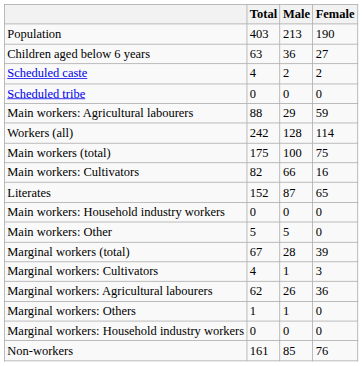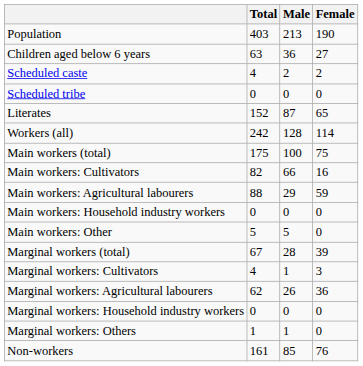rows swapped: (29, 192) <-> (100, 113)
rows swapped: (126, 331) <-> (72, 311)
